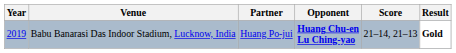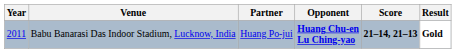(16, 34) 2019 -> (16, 34) 2011
(391, 34) normal -> (391, 34) bold
